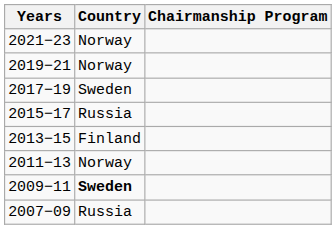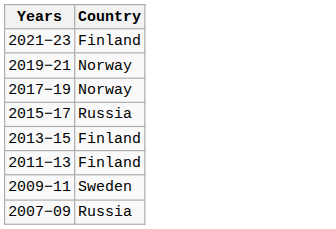- column: (238, 17)
(105, 41) Norway -> (109, 41) Finland
(105, 90) Sweden -> (105, 90) Norway
(105, 163) Norway -> (109, 163) Finland
(105, 187) bold -> (105, 187) normal
